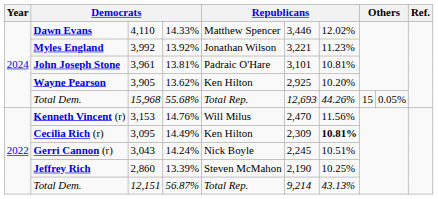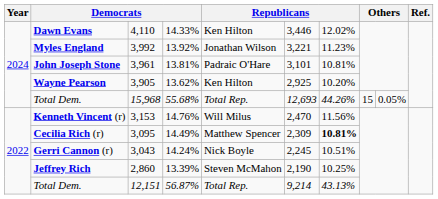(242, 30) Matthew Spencer -> (228, 30) Ken Hilton
(228, 133) Ken Hilton -> (242, 133) Matthew Spencer
